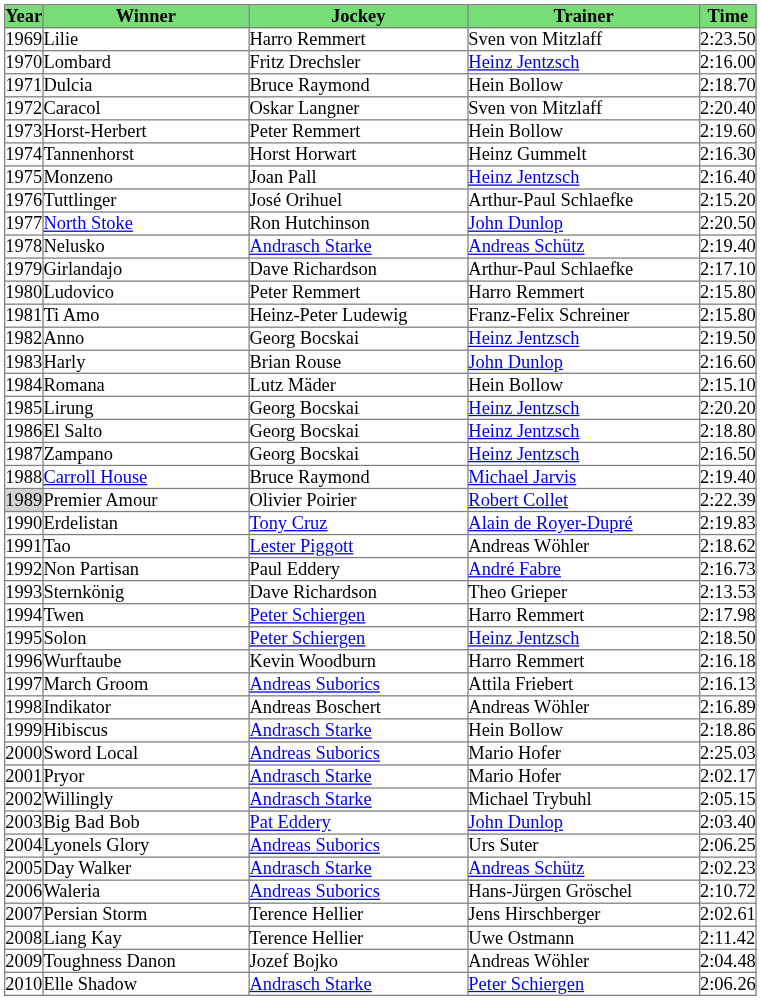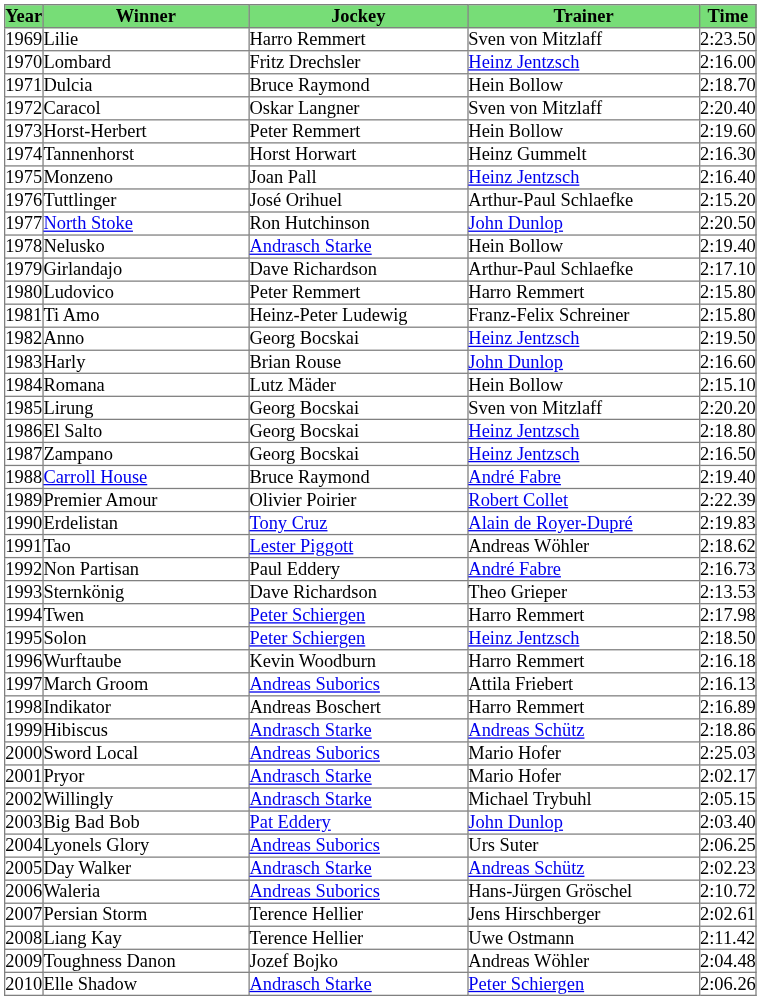(526, 246) Andreas Schütz -> (516, 246) Hein Bollow
(524, 407) Heinz Jentzsch -> (535, 407) Sven von Mitzlaff
(522, 476) Michael Jarvis -> (515, 476) André Fabre
(24, 499) lightgrey background -> (24, 499) no background
(529, 707) Andreas Wöhler -> (526, 707) Harro Remmert
(516, 730) Hein Bollow -> (526, 730) Andreas Schütz
